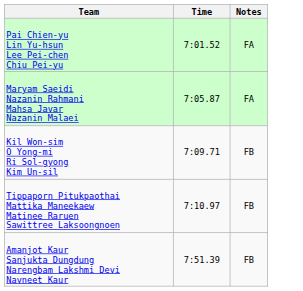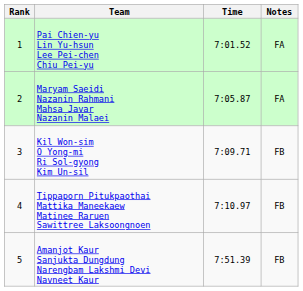+ column: (20, 11)
